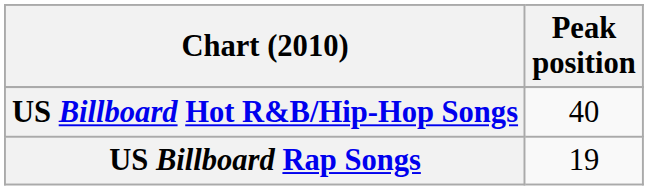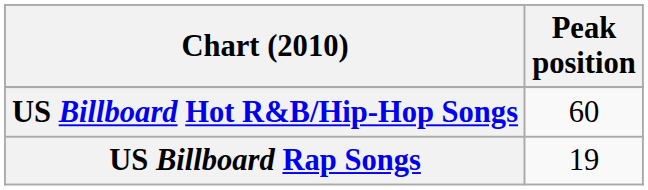(584, 111) 40 -> (584, 111) 60
